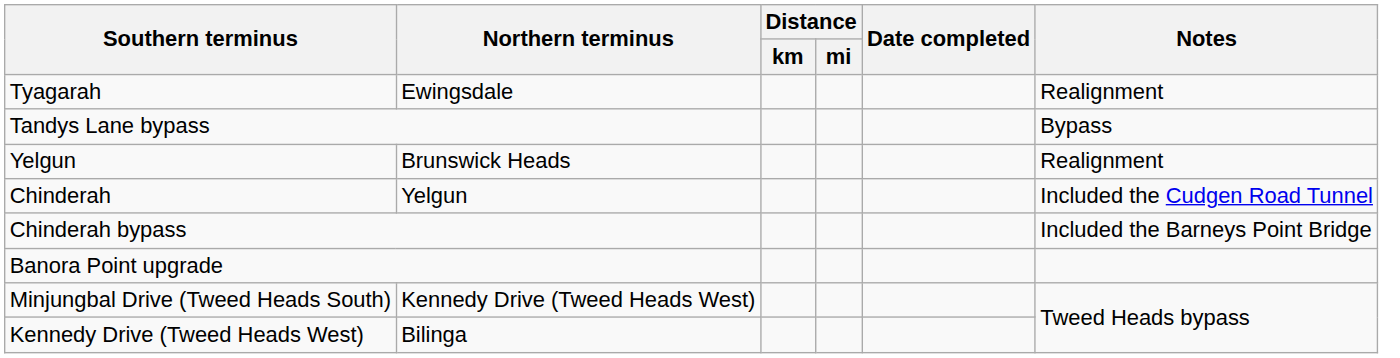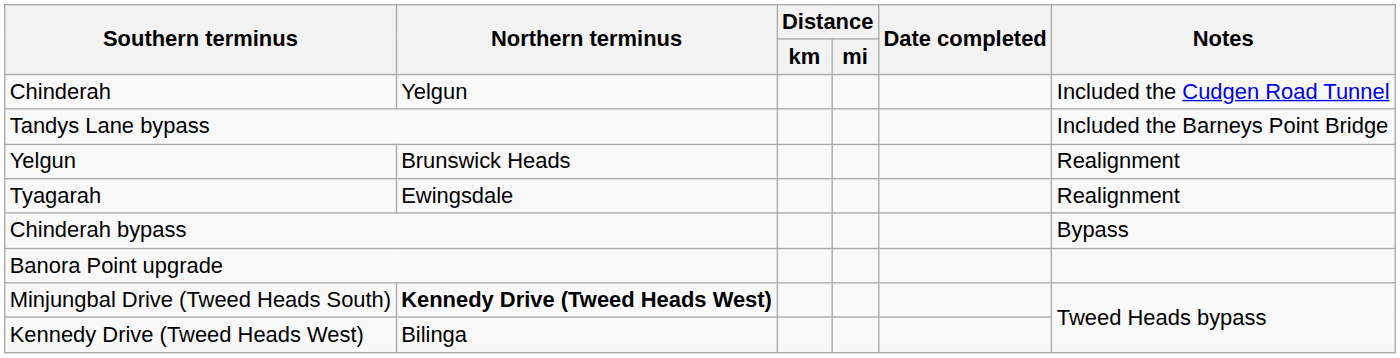rows swapped: (55, 91) <-> (60, 195)
(1076, 126) Bypass -> (1223, 126) Included the Barneys Point Bridge
(1206, 230) Included the Barneys Point Bridge -> (1093, 230) Bypass
(578, 299) normal -> (587, 299) bold
